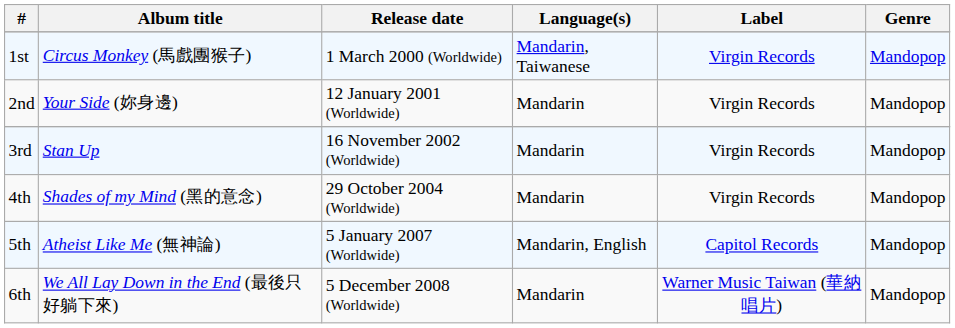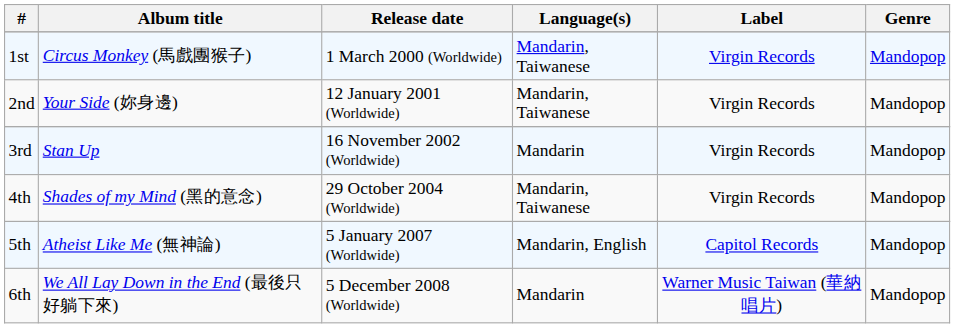(551, 103) Mandarin -> (553, 103) Mandarin, Taiwanese
(551, 197) Mandarin -> (553, 197) Mandarin, Taiwanese
